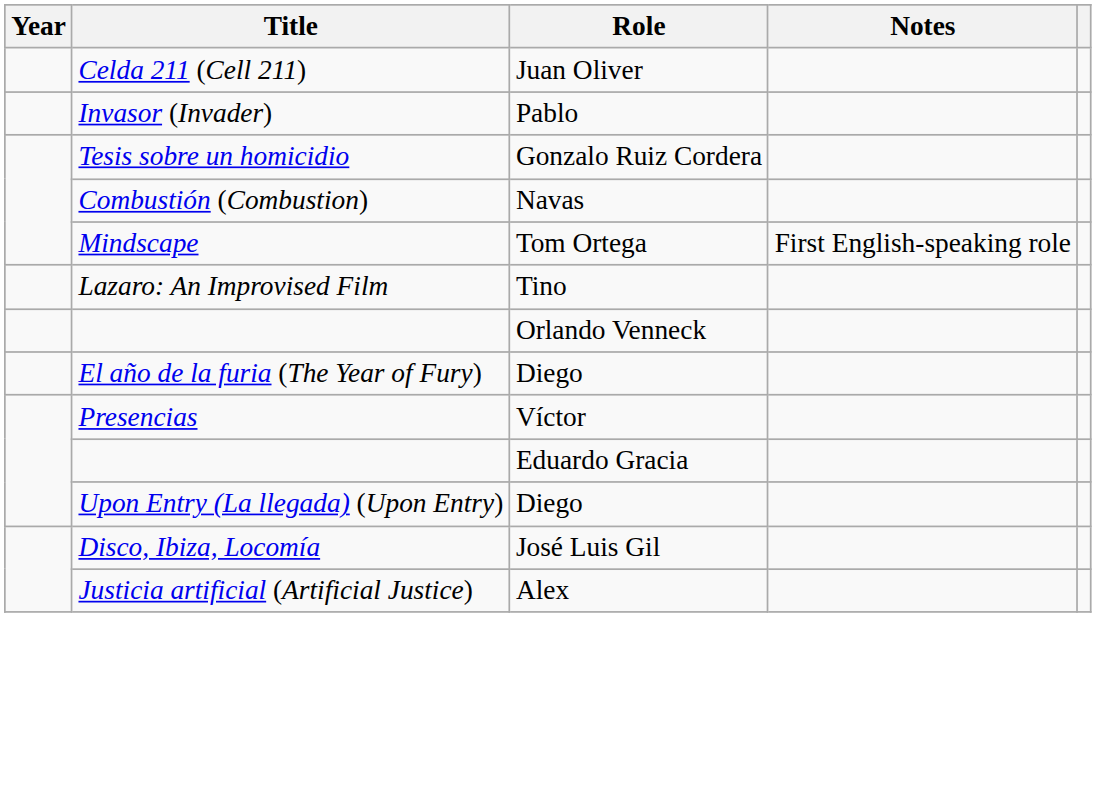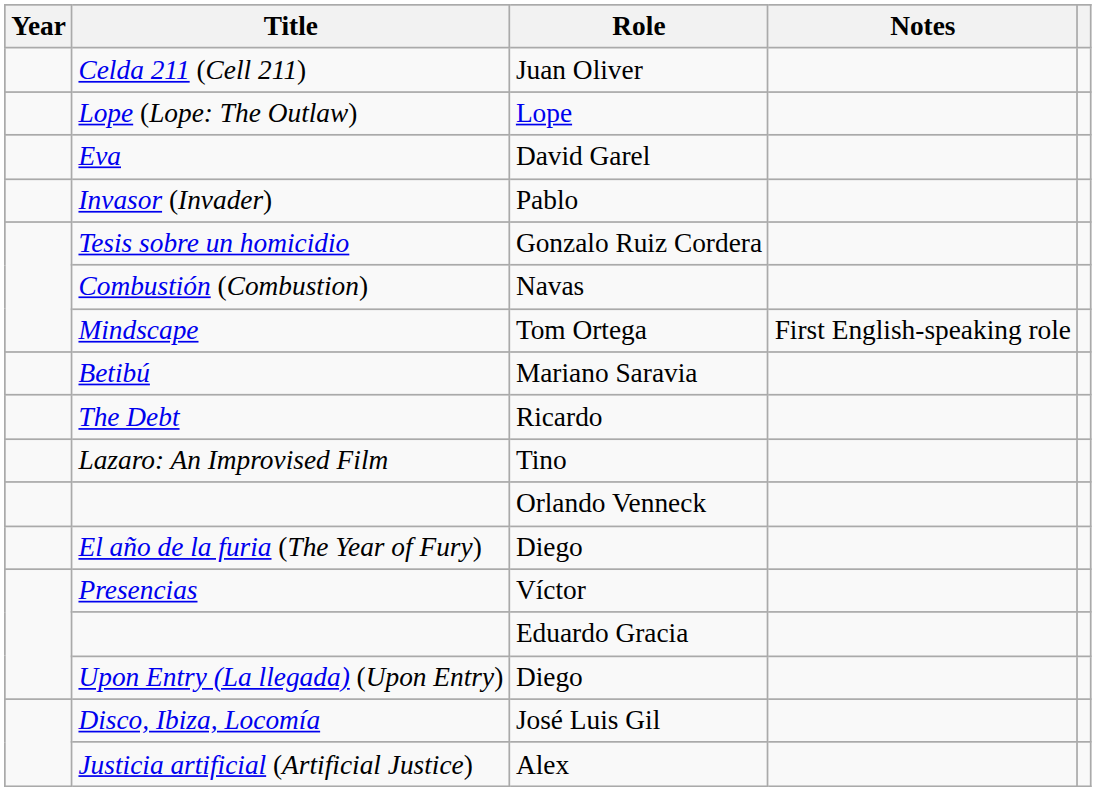+ row: (218, 112)
+ row: (100, 156)
+ row: (114, 373)
+ row: (129, 416)
